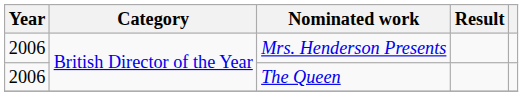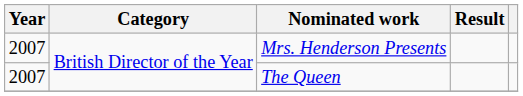(27, 47) 2006 -> (27, 47) 2007
(27, 76) 2006 -> (27, 76) 2007
